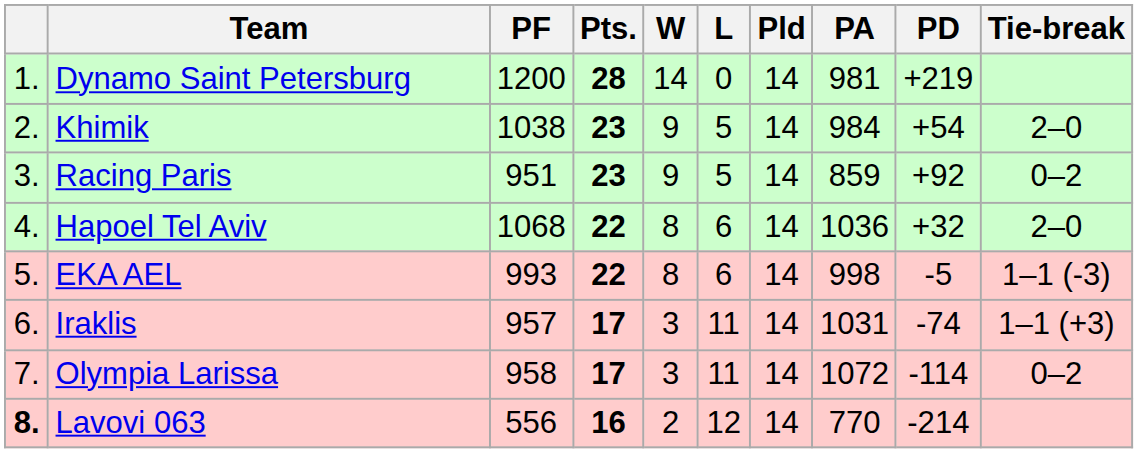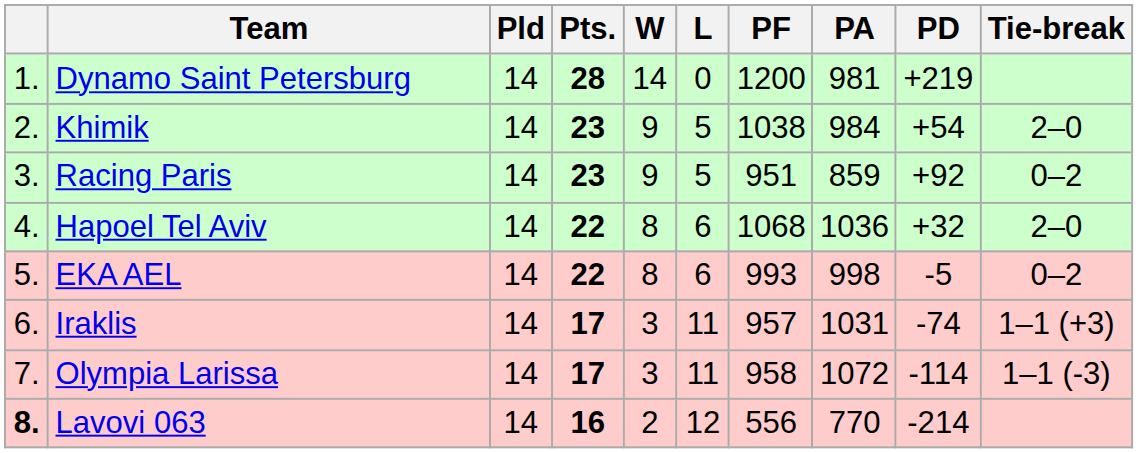columns swapped: (782, 29) <-> (531, 29)
(1056, 275) 1–1 (-3) -> (1056, 275) 0–2
(1056, 373) 0–2 -> (1056, 373) 1–1 (-3)
